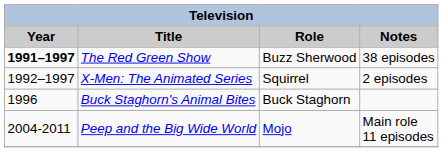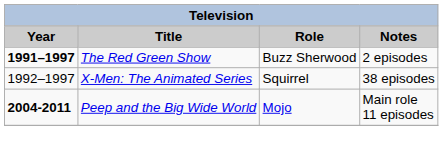(399, 58) 38 episodes -> (395, 58) 2 episodes
(395, 79) 2 episodes -> (399, 79) 38 episodes
- row: (168, 100)
(39, 129) normal -> (39, 108) bold
